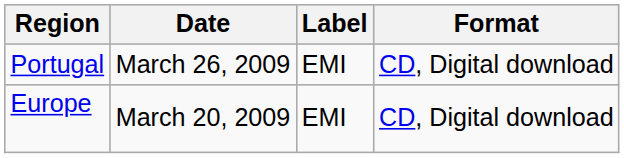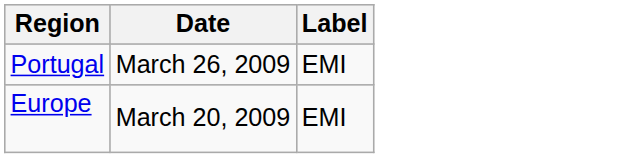- column: (496, 24)
